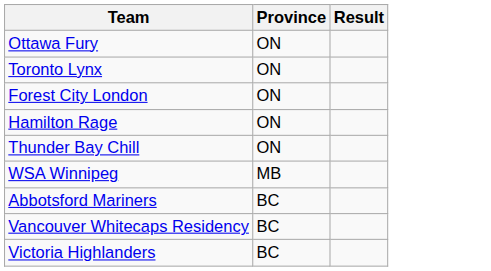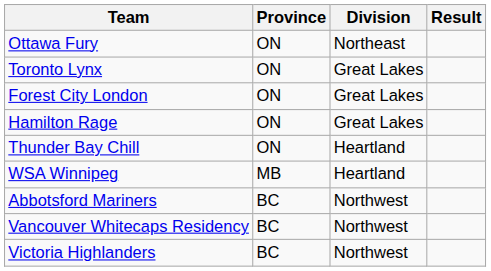+ column: (379, 17)
